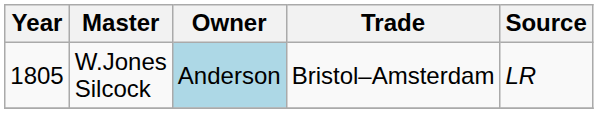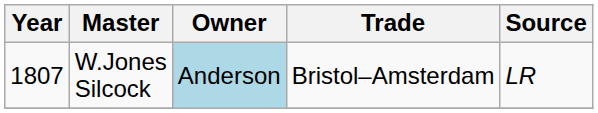(37, 75) 1805 -> (37, 75) 1807
